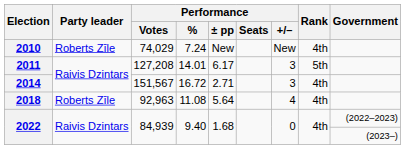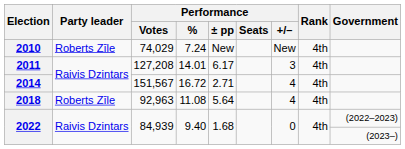(320, 65) 5th -> (320, 65) 4th
(293, 83) 3 -> (293, 83) 4
